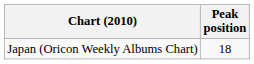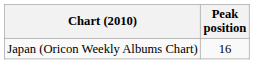(225, 48) 18 -> (225, 48) 16
